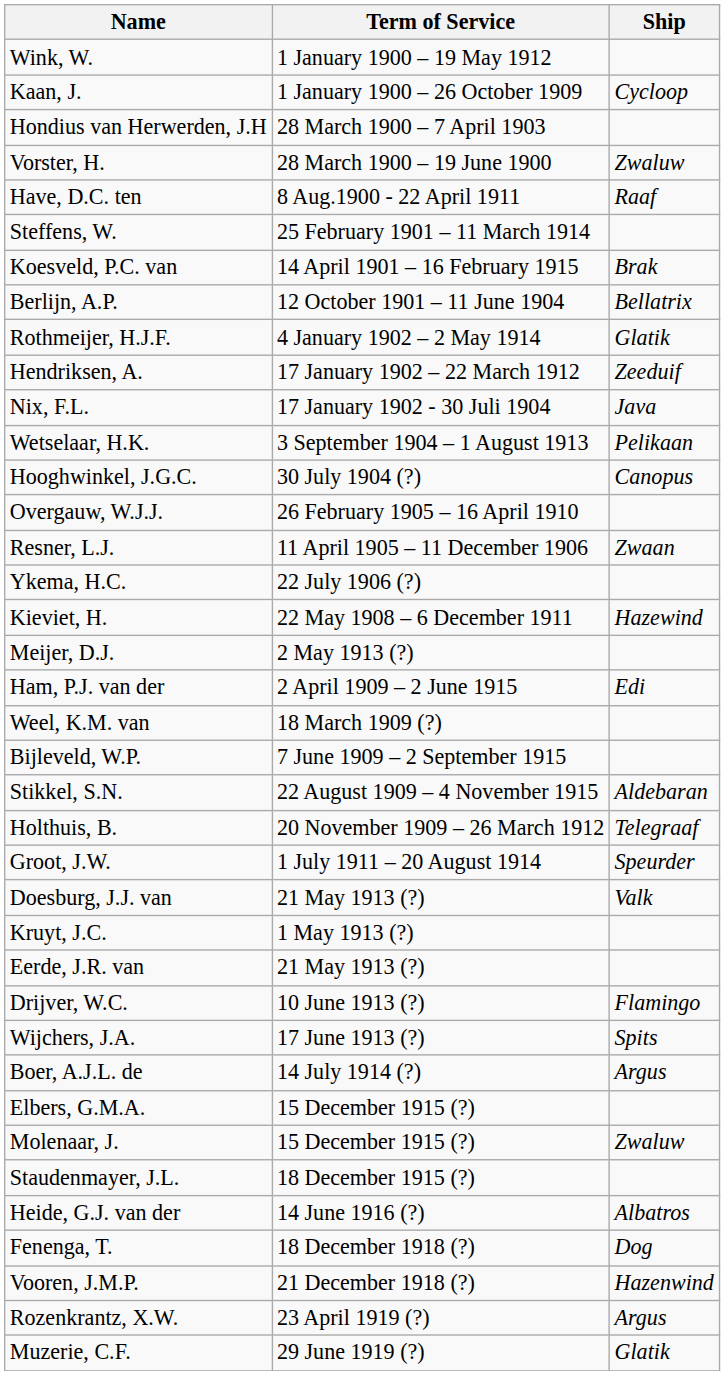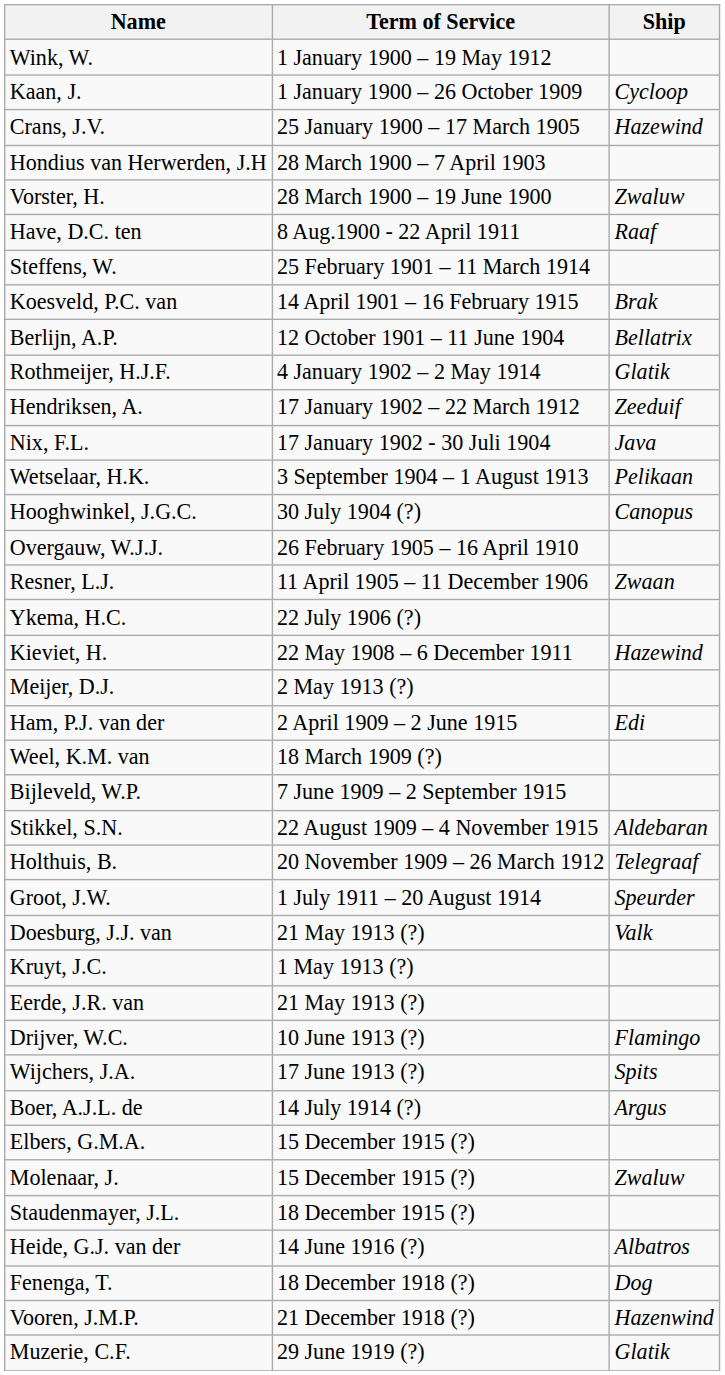+ row: (57, 127)
- row: (94, 1317)
